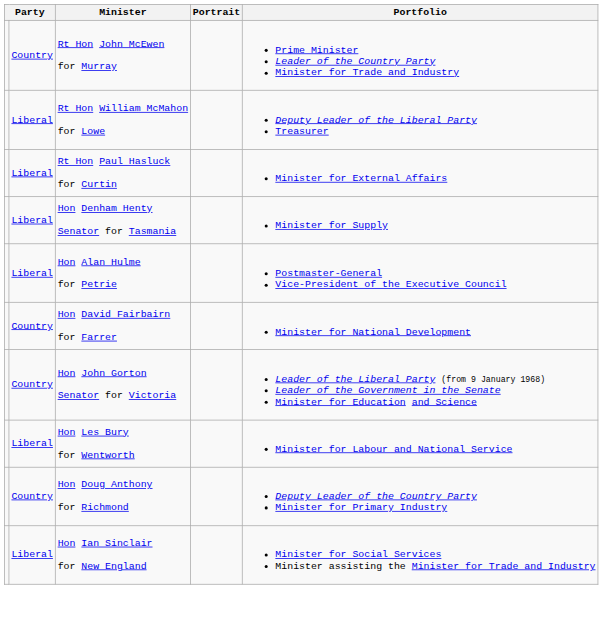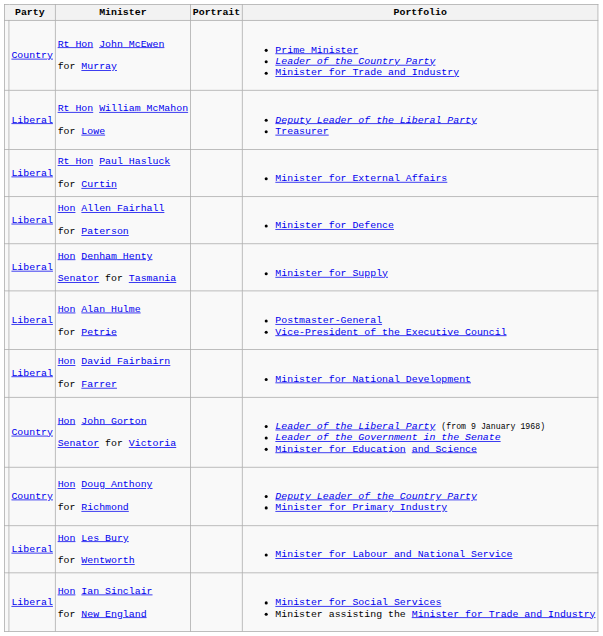+ row: (111, 220)
(32, 326) Country -> (32, 373) Liberal
rows swapped: (96, 443) <-> (105, 496)
